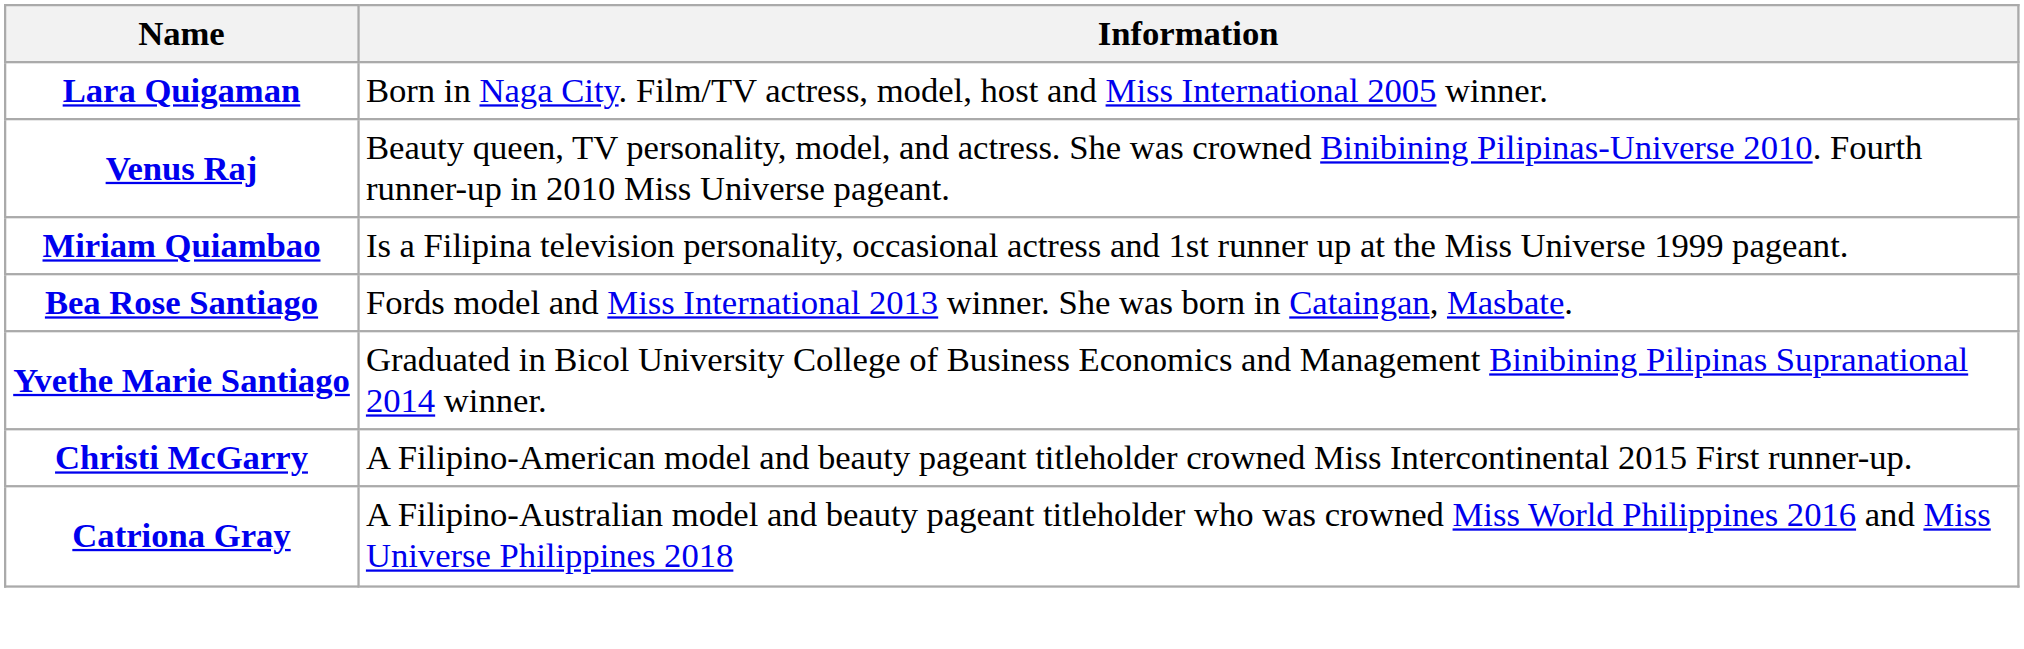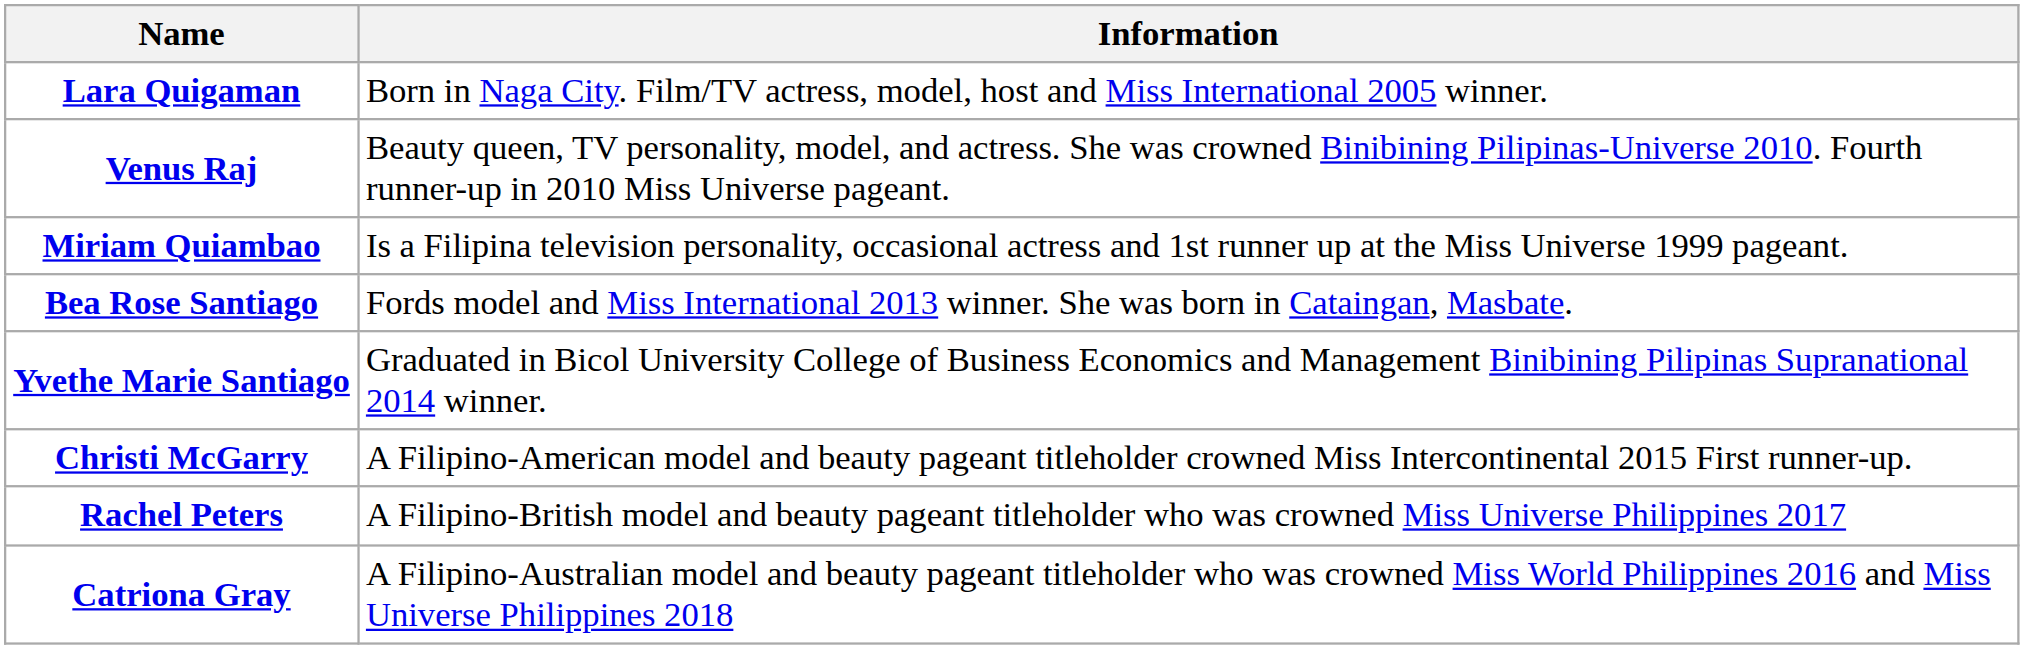+ row: (182, 515)
